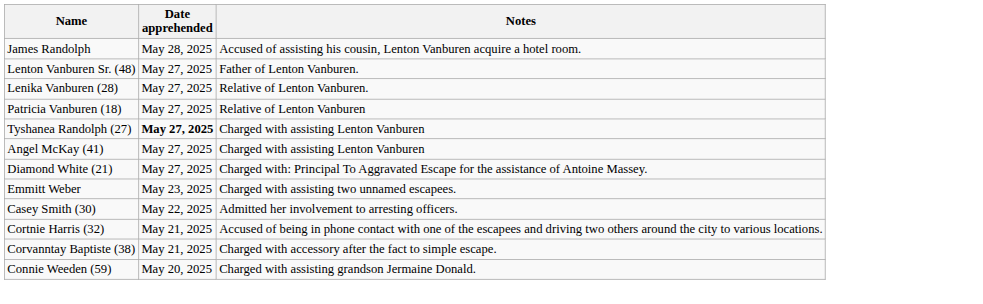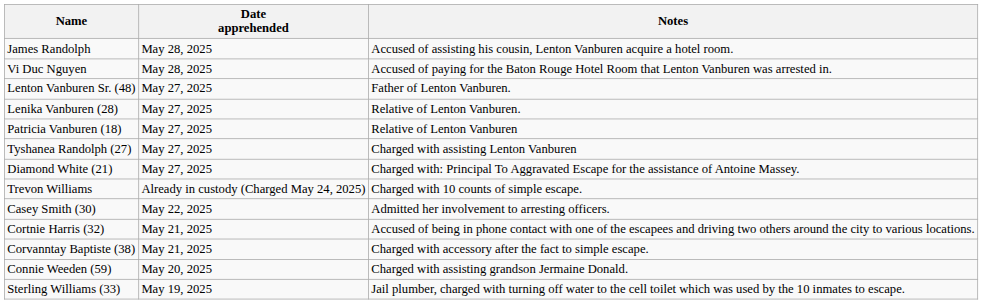+ row: (47, 68)
(177, 128) bold -> (177, 149) normal
- row: (55, 149)
+ row: (50, 189)
- row: (44, 189)
+ row: (64, 289)
